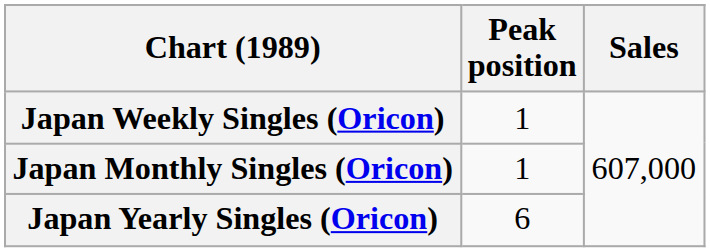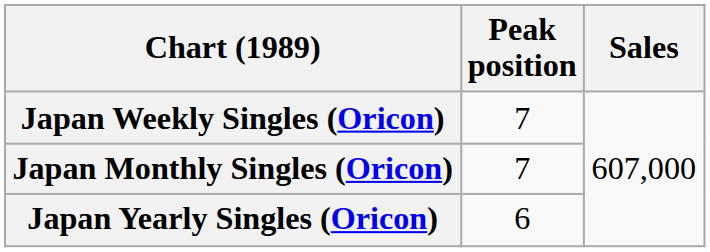(522, 117) 1 -> (522, 117) 7
(522, 168) 1 -> (522, 168) 7
